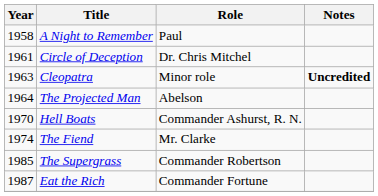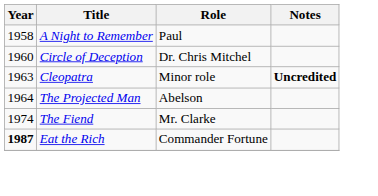(21, 56) 1961 -> (21, 56) 1960
- row: (68, 118)
- row: (80, 160)
(21, 181) normal -> (21, 139) bold
